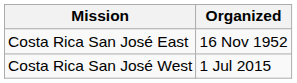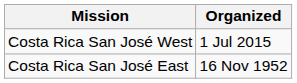rows swapped: (98, 41) <-> (100, 66)
